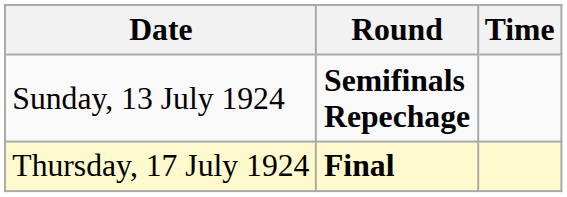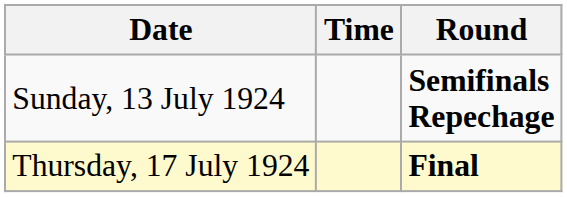columns swapped: (520, 29) <-> (397, 29)
